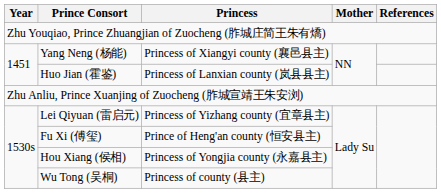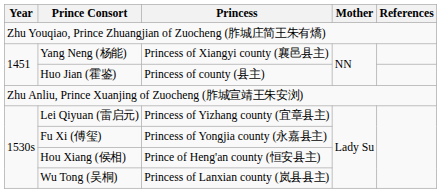(237, 74) Princess of Lanxian county (岚县县主) -> (205, 74) Princess of county (县主)
(232, 136) Prince of Heng'an county (恒安县主) -> (236, 136) Princess of Yongjia county (永嘉县主)
(236, 157) Princess of Yongjia county (永嘉县主) -> (232, 157) Prince of Heng'an county (恒安县主)
(205, 178) Princess of county (县主) -> (237, 178) Princess of Lanxian county (岚县县主)
